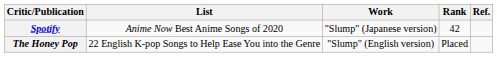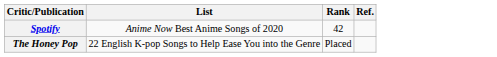- column: (381, 12)
